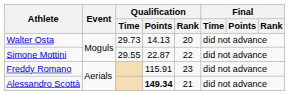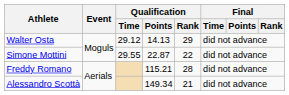(129, 41) 29.73 -> (129, 41) 29.12
(188, 41) 20 -> (188, 41) 29
(159, 69) 115.91 -> (159, 69) 115.21
(188, 69) 23 -> (188, 69) 28
(159, 84) bold -> (159, 84) normal
